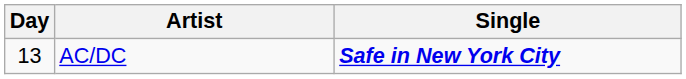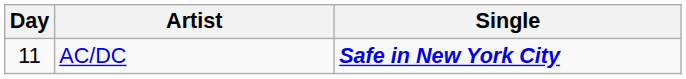(29, 55) 13 -> (29, 55) 11
